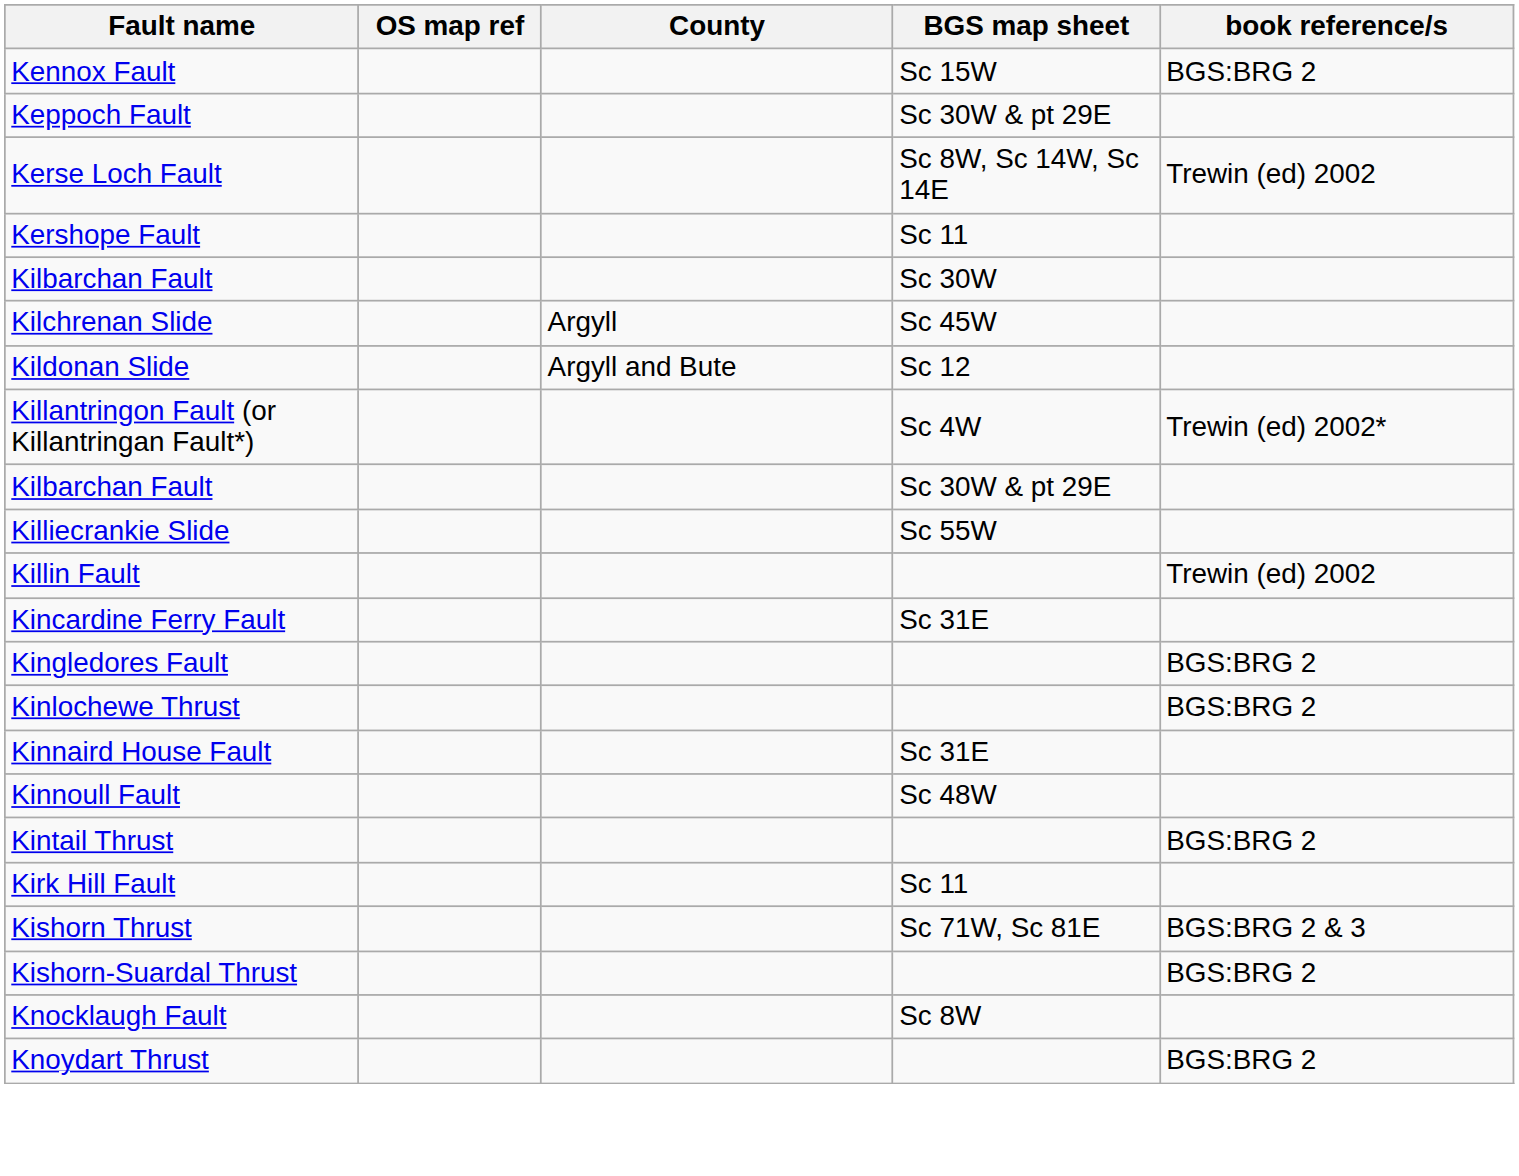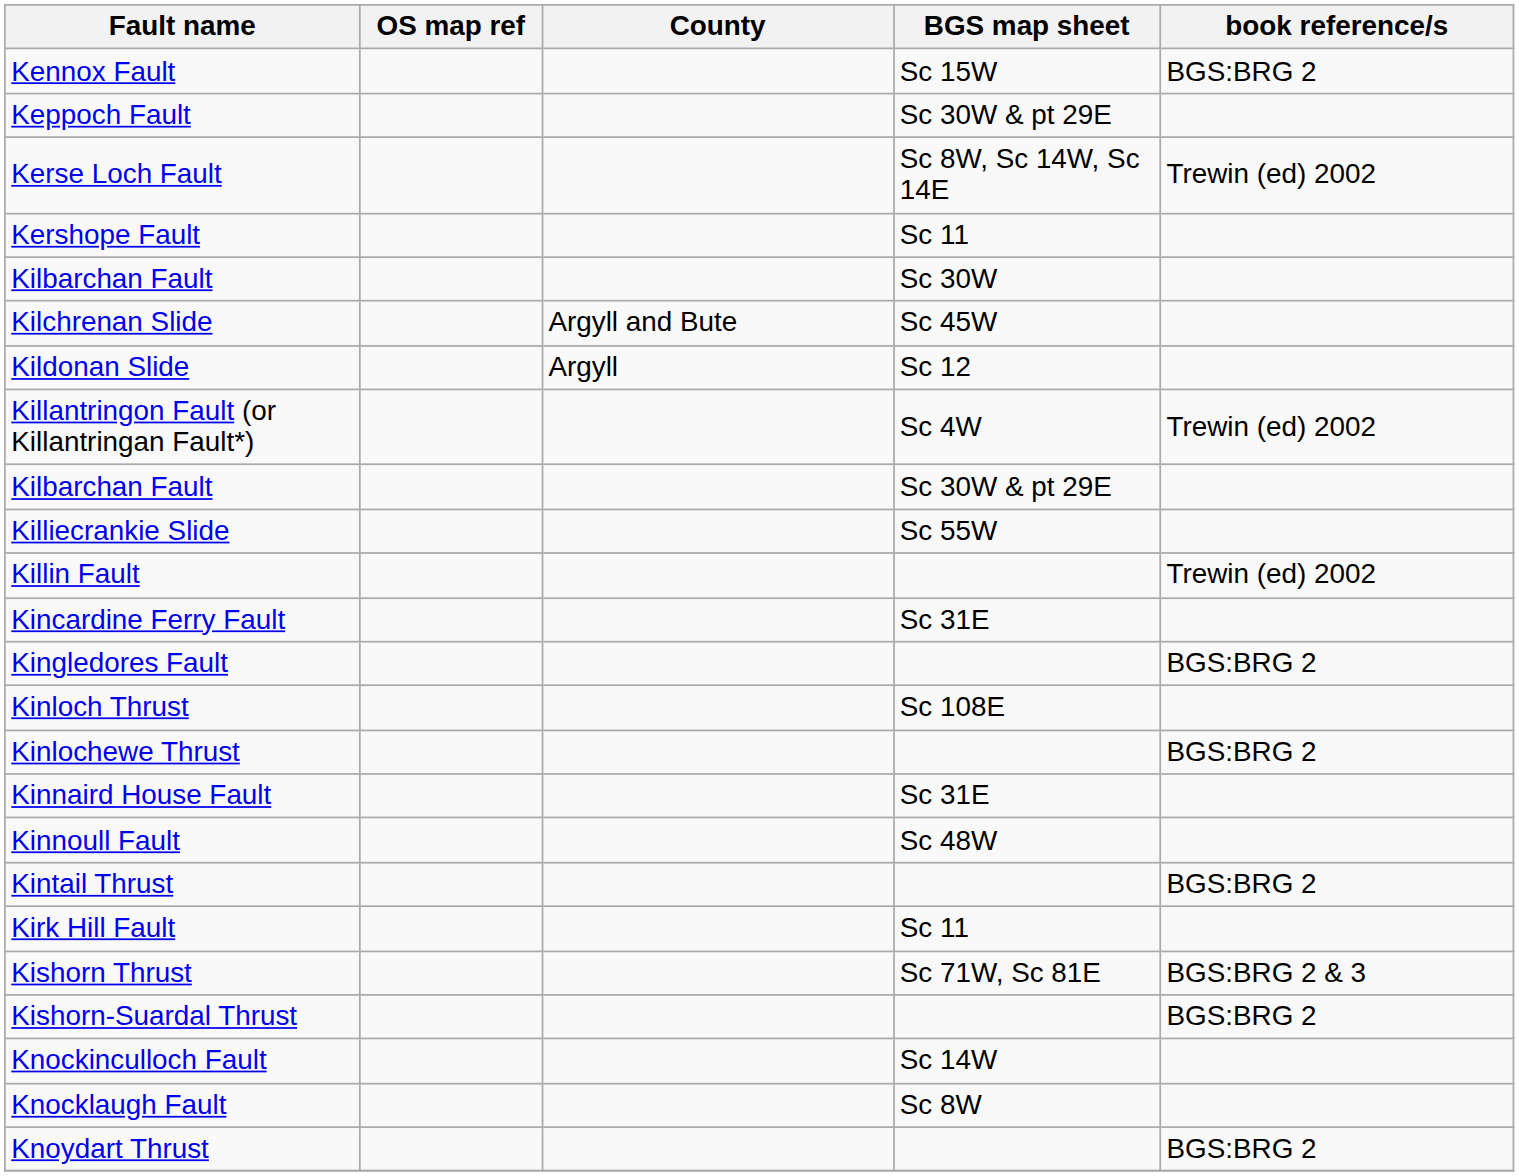(582, 322) Argyll -> (643, 322) Argyll and Bute
(642, 366) Argyll and Bute -> (583, 366) Argyll
(1276, 426) Trewin (ed) 2002* -> (1271, 426) Trewin (ed) 2002
+ row: (100, 707)
+ row: (139, 1060)
